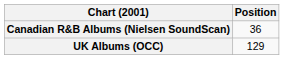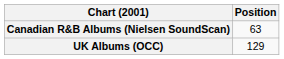(256, 29) 36 -> (256, 29) 63
